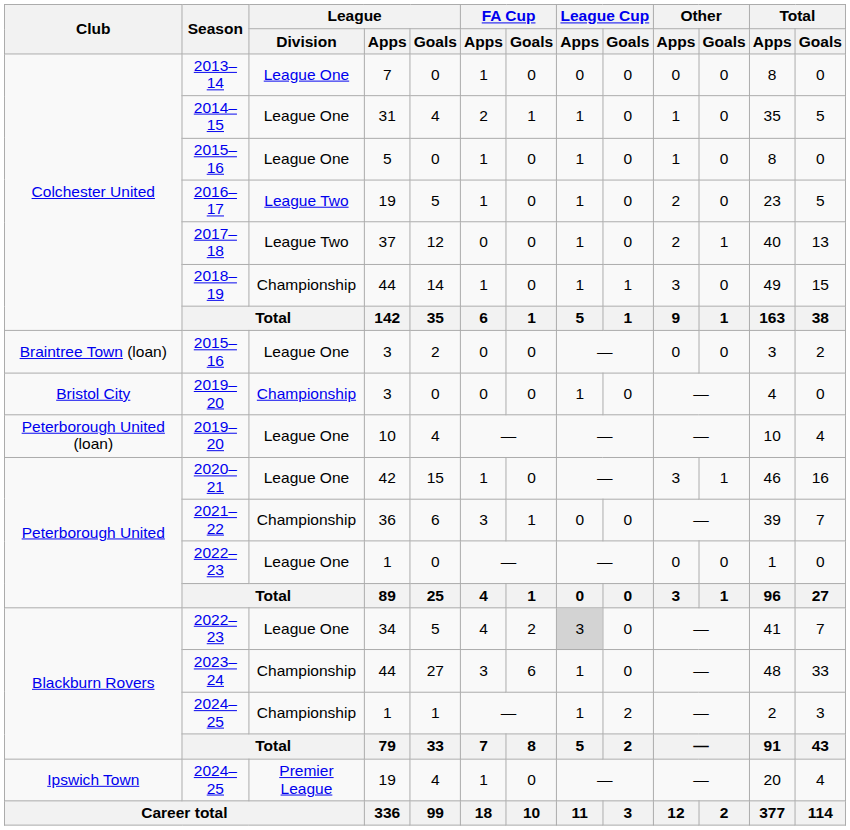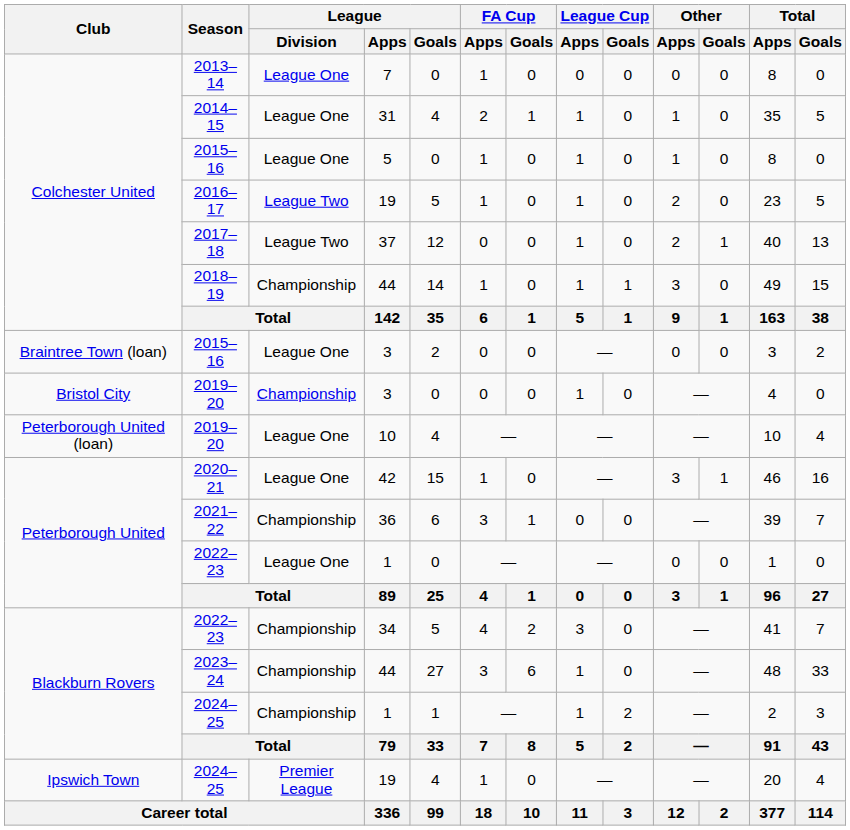(306, 628) League One -> (306, 628) Championship
(580, 628) lightgrey background -> (580, 628) no background
